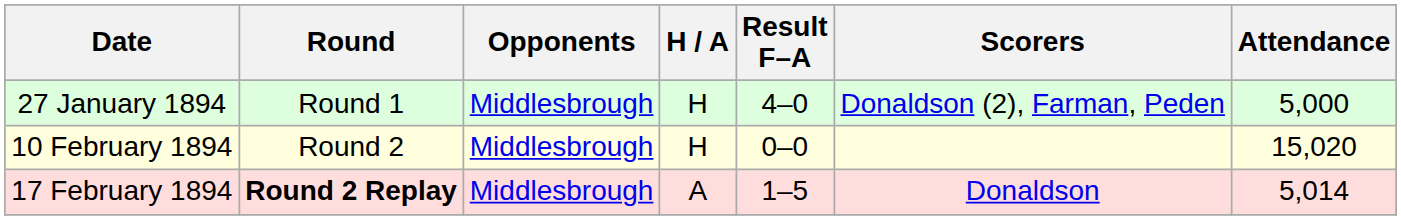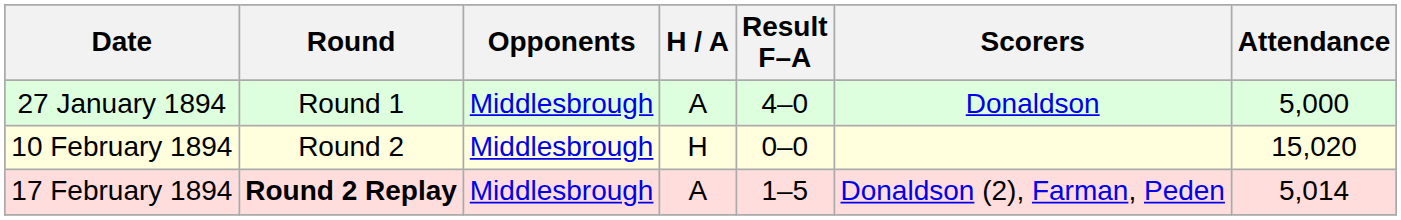(698, 102) H -> (698, 102) A
(1033, 102) Donaldson (2), Farman, Peden -> (1033, 102) Donaldson
(1033, 191) Donaldson -> (1033, 191) Donaldson (2), Farman, Peden
